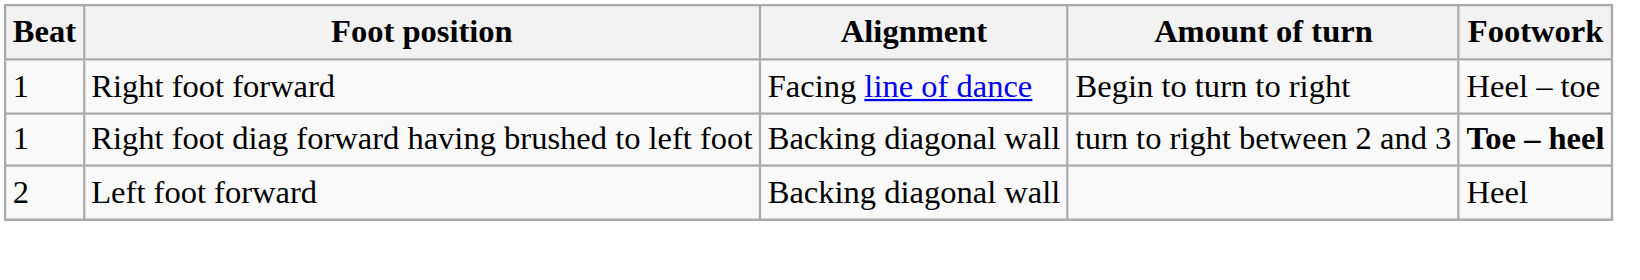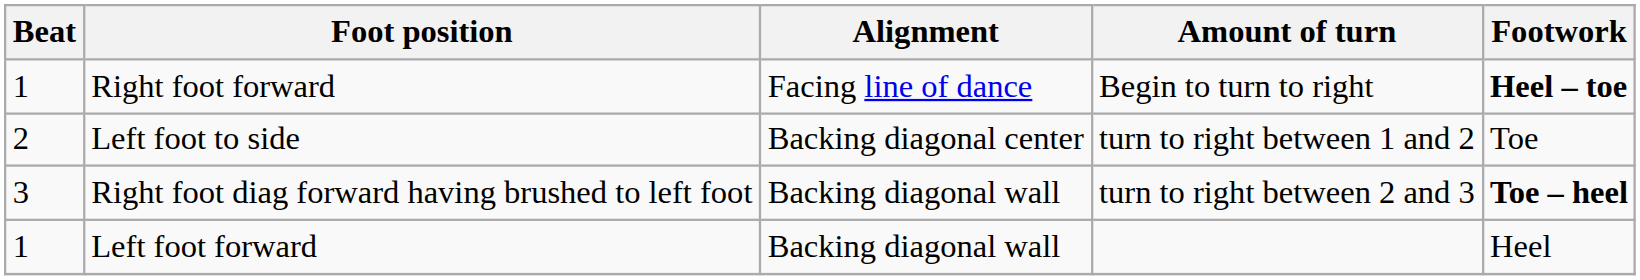(1533, 85) normal -> (1559, 85) bold
+ row: (196, 139)
(21, 139) 1 -> (21, 192) 3
(21, 192) 2 -> (21, 246) 1
